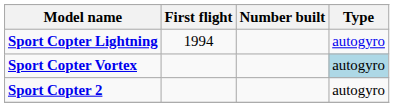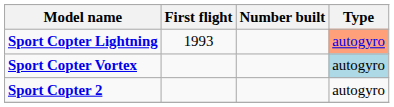(199, 41) 1994 -> (199, 41) 1993
(359, 41) no background -> (359, 41) lightsalmon background
